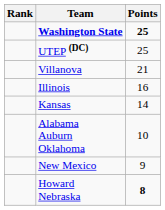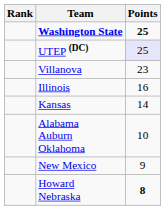(143, 50) no background -> (143, 50) lavender background
(143, 69) 21 -> (143, 69) 23
